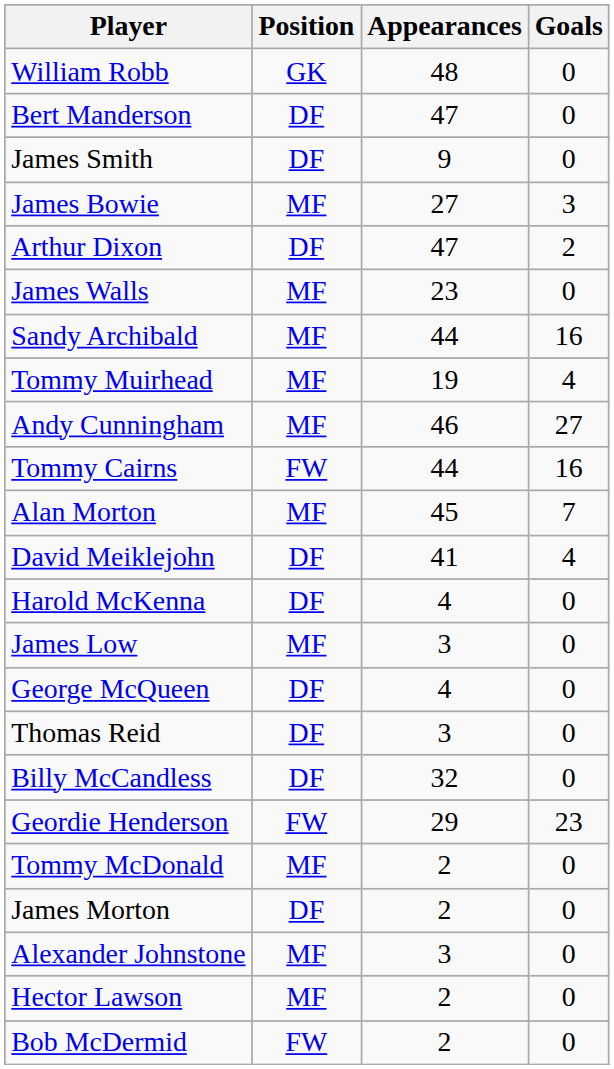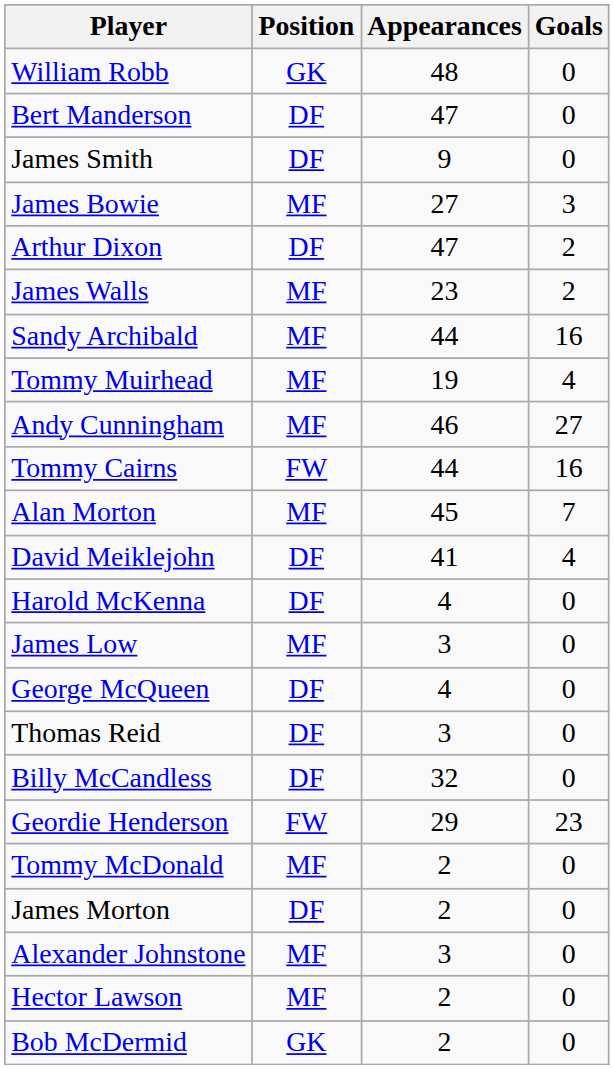(569, 291) 0 -> (569, 291) 2
(306, 1042) FW -> (306, 1042) GK
